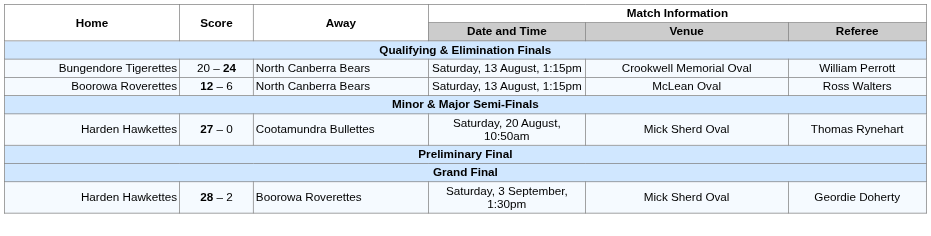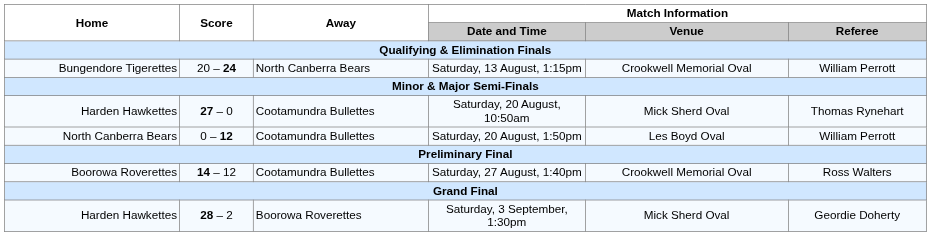- row: (216, 86)
+ row: (216, 136)
+ row: (216, 172)
